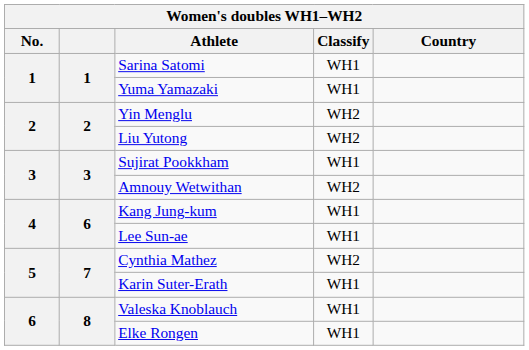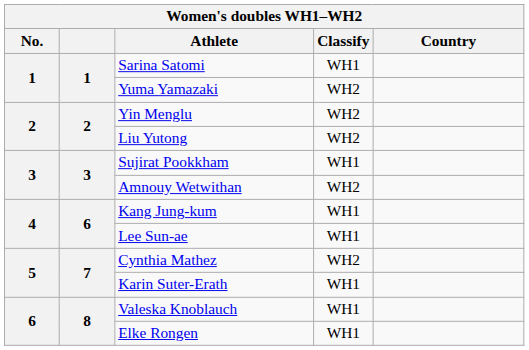(343, 89) WH1 -> (343, 89) WH2
